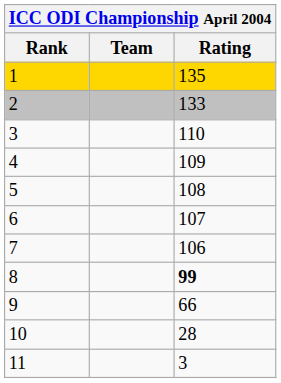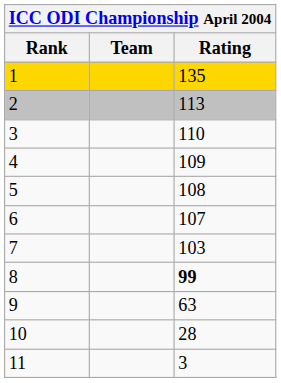(192, 104) 133 -> (192, 104) 113
(192, 248) 106 -> (192, 248) 103
(187, 305) 66 -> (187, 305) 63
